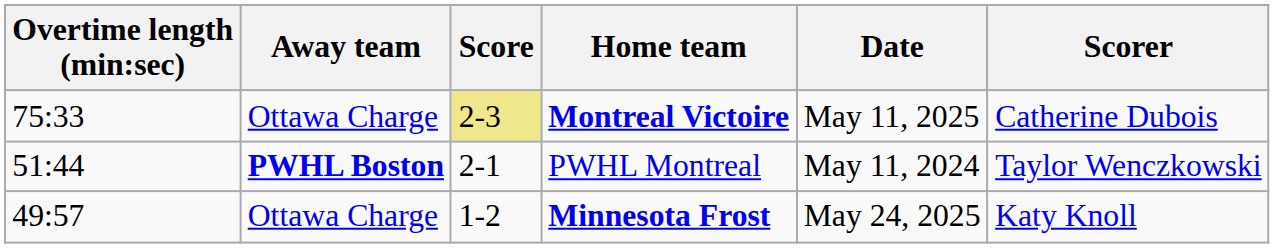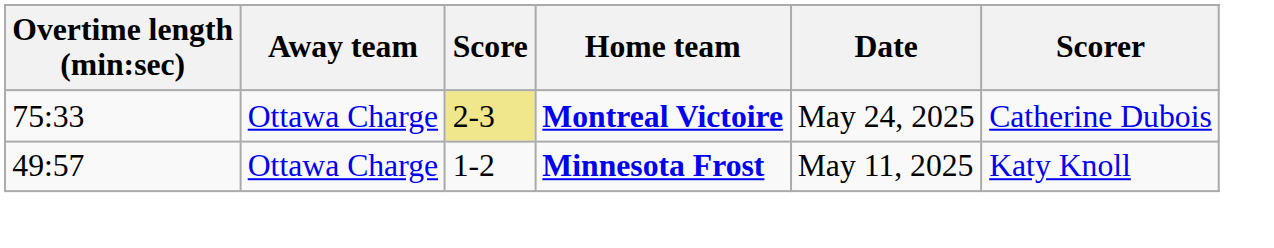(892, 115) May 11, 2025 -> (886, 115) May 24, 2025
- row: (655, 165)
(892, 215) May 24, 2025 -> (886, 165) May 11, 2025
